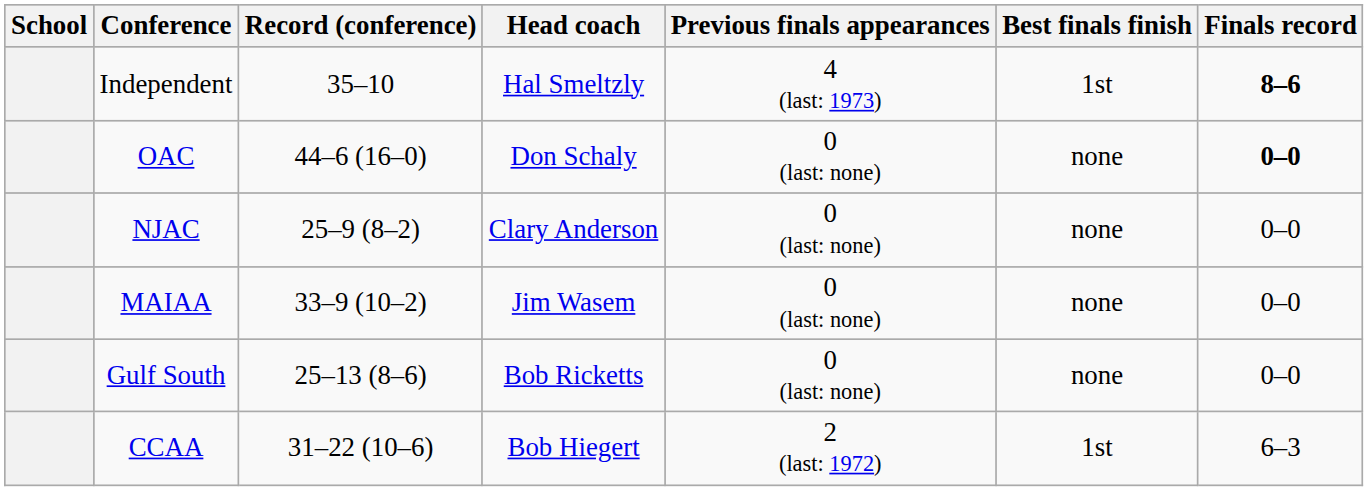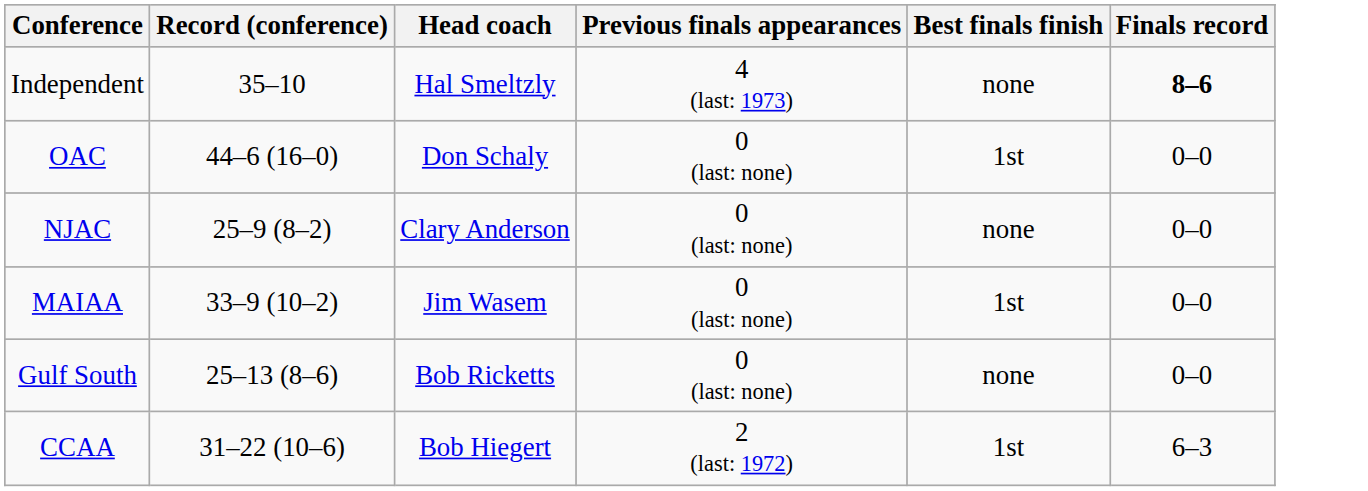- column: (49, 25)
(1097, 83) 1st -> (1008, 83) none
(1097, 156) none -> (1008, 156) 1st
(1281, 156) bold -> (1192, 156) normal
(1097, 302) none -> (1008, 302) 1st
